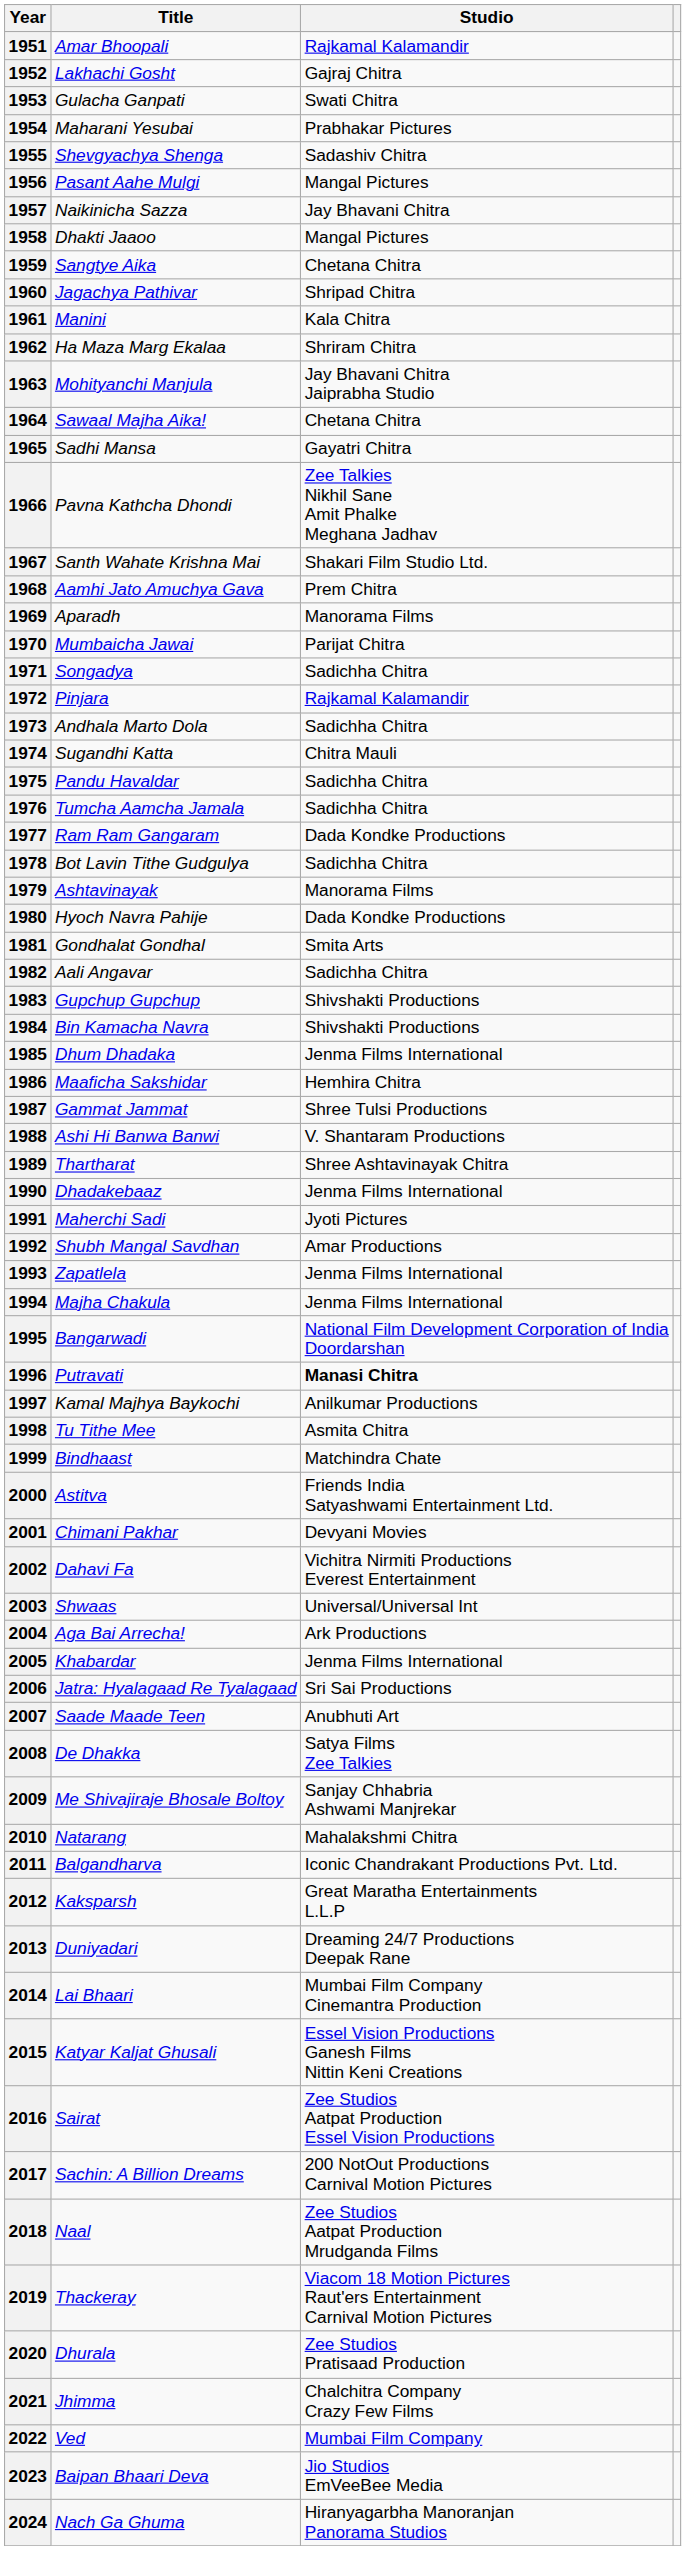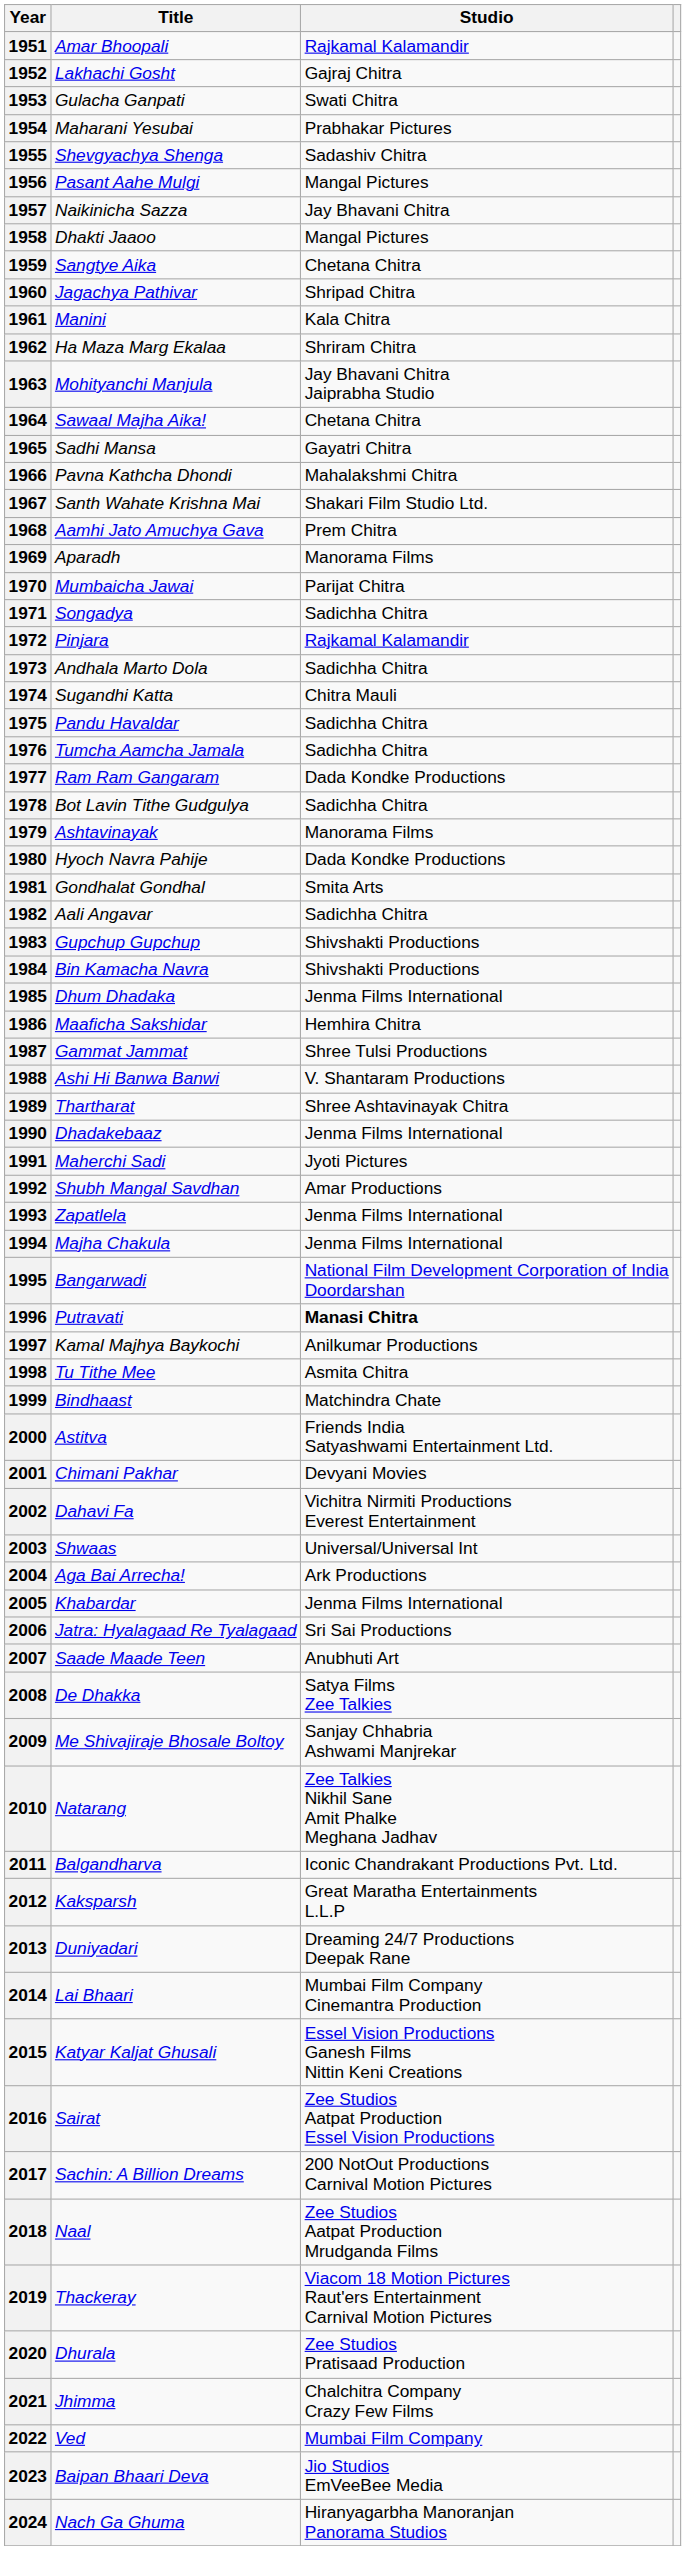(371, 505) Zee Talkies Nikhil Sane Amit Phalke Meghana Jadhav -> (381, 476) Mahalakshmi Chitra
(381, 1837) Mahalakshmi Chitra -> (371, 1808) Zee Talkies Nikhil Sane Amit Phalke Meghana Jadhav
